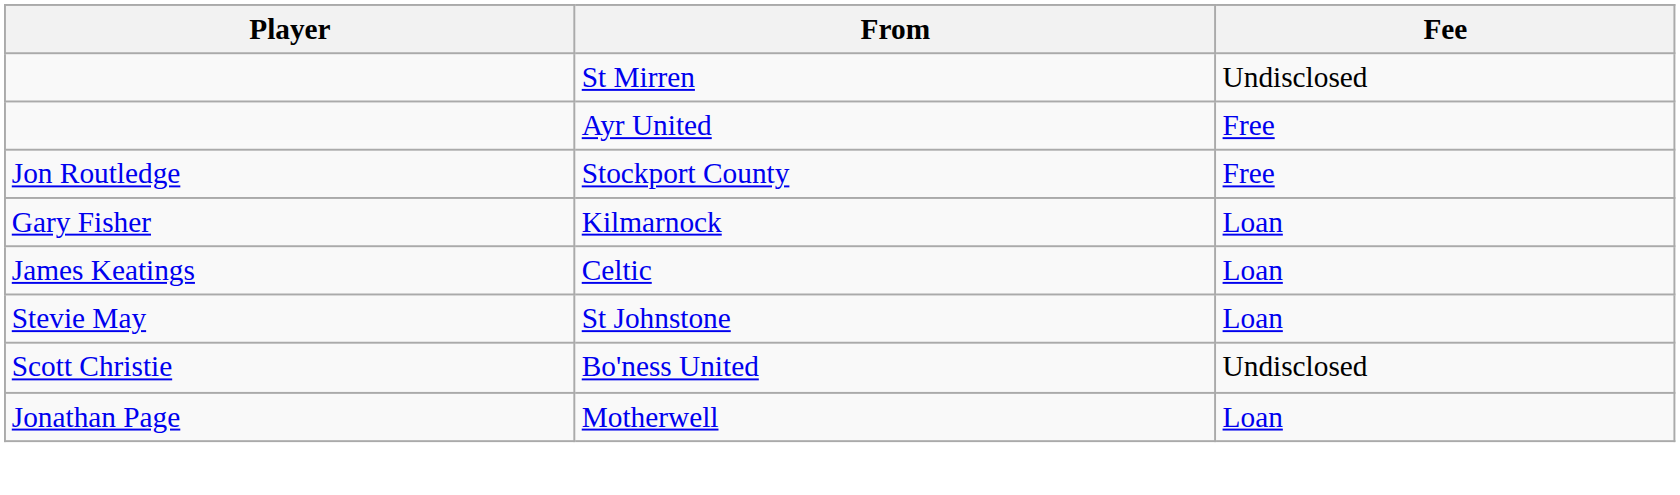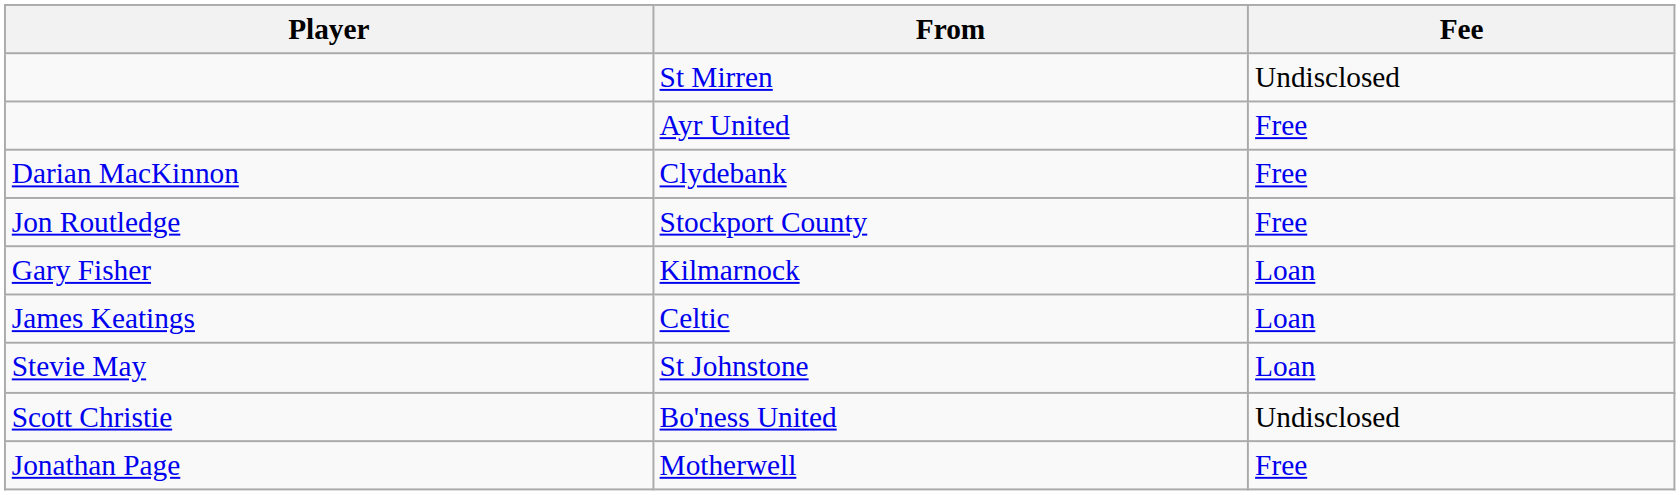+ row: (723, 173)
- row: (650, 415)
+ row: (728, 464)
